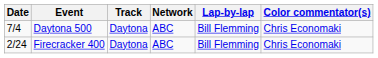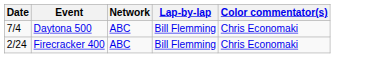- column: (129, 12)
